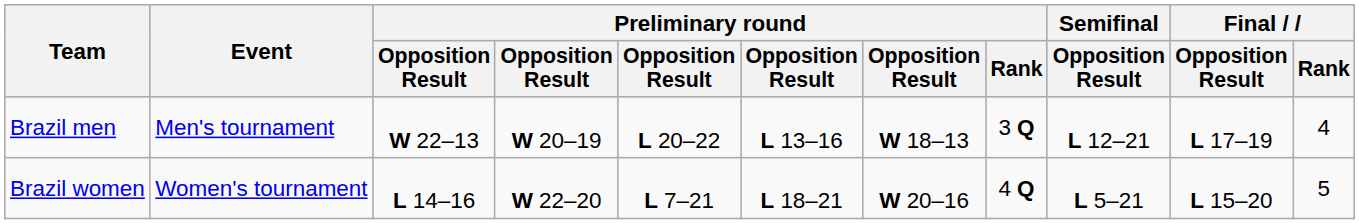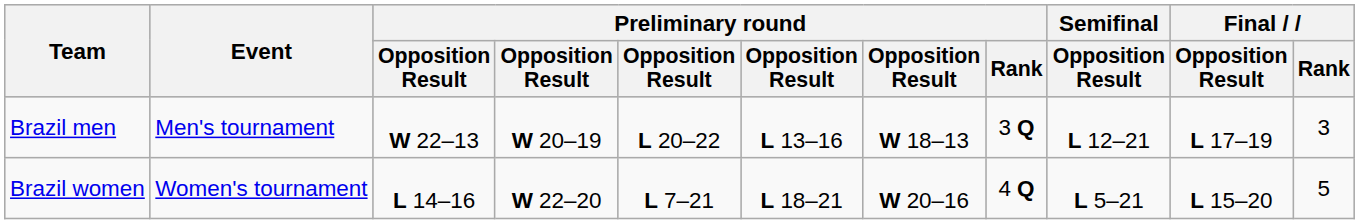(1324, 128) 4 -> (1324, 128) 3
